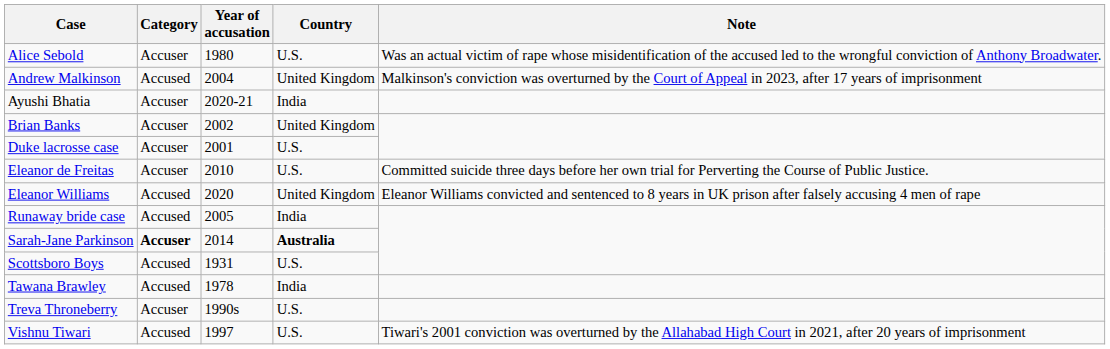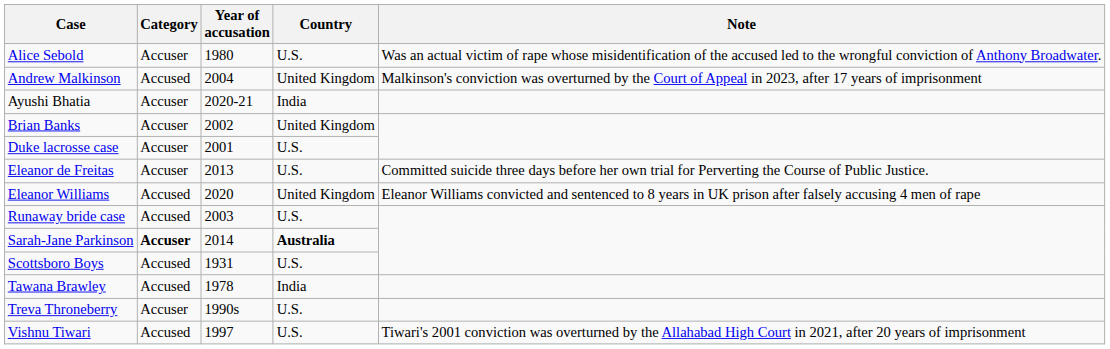(219, 170) 2010 -> (219, 170) 2013
(219, 217) 2005 -> (219, 217) 2003
(292, 217) India -> (290, 217) U.S.
